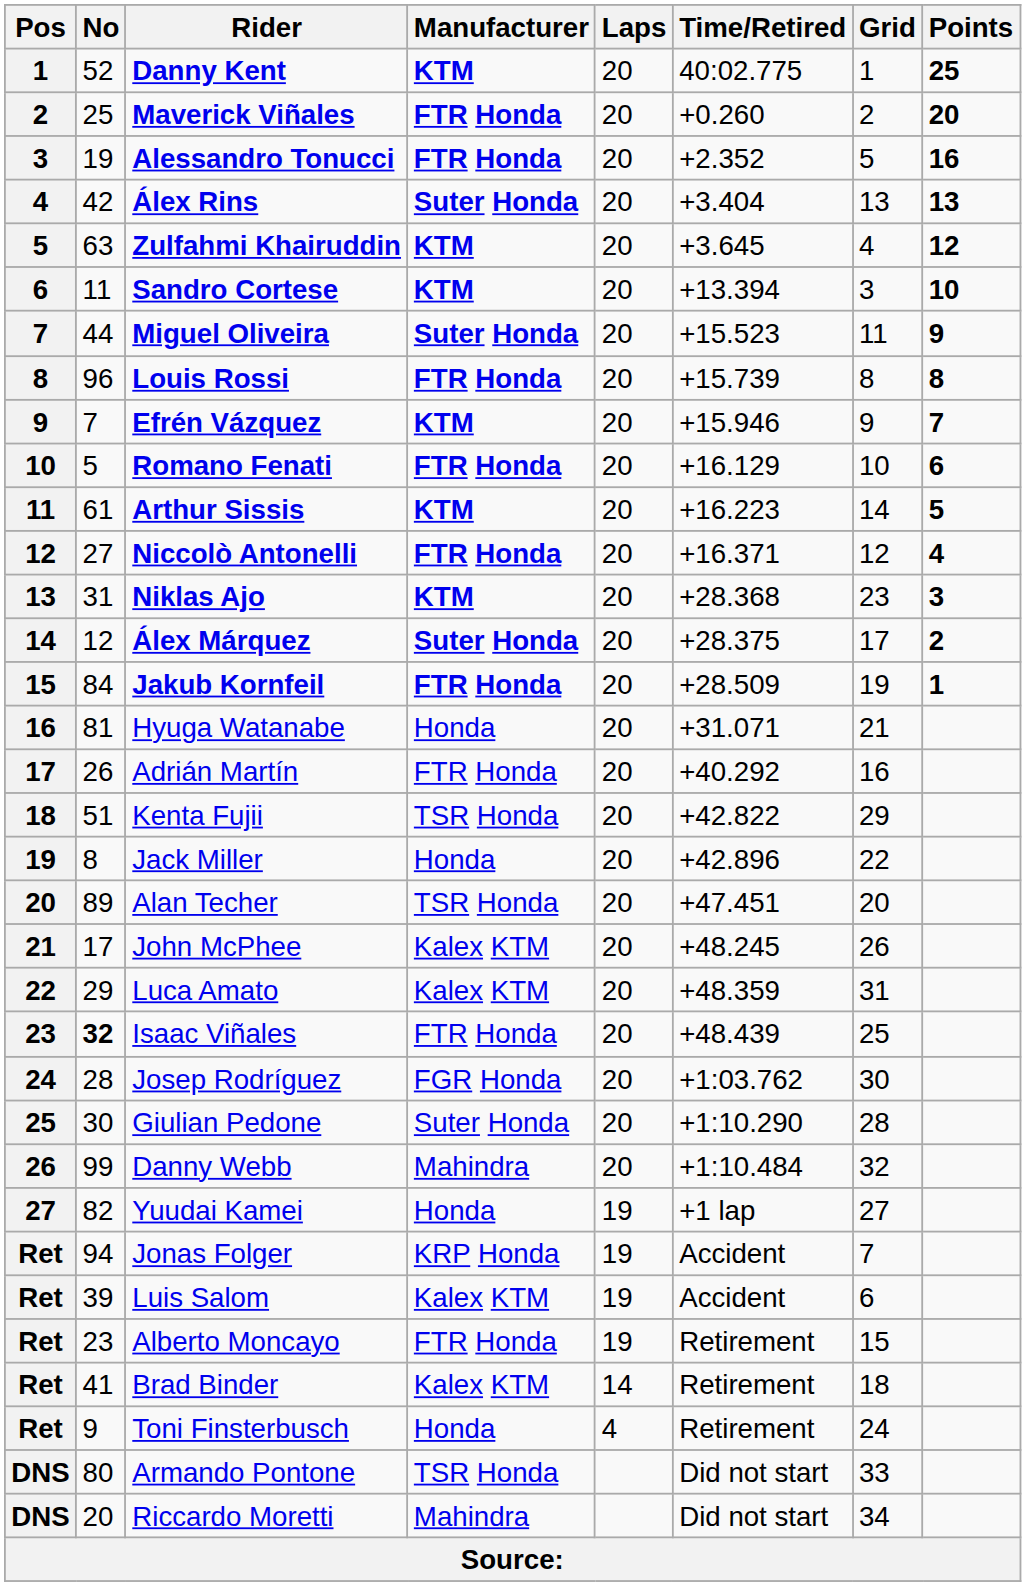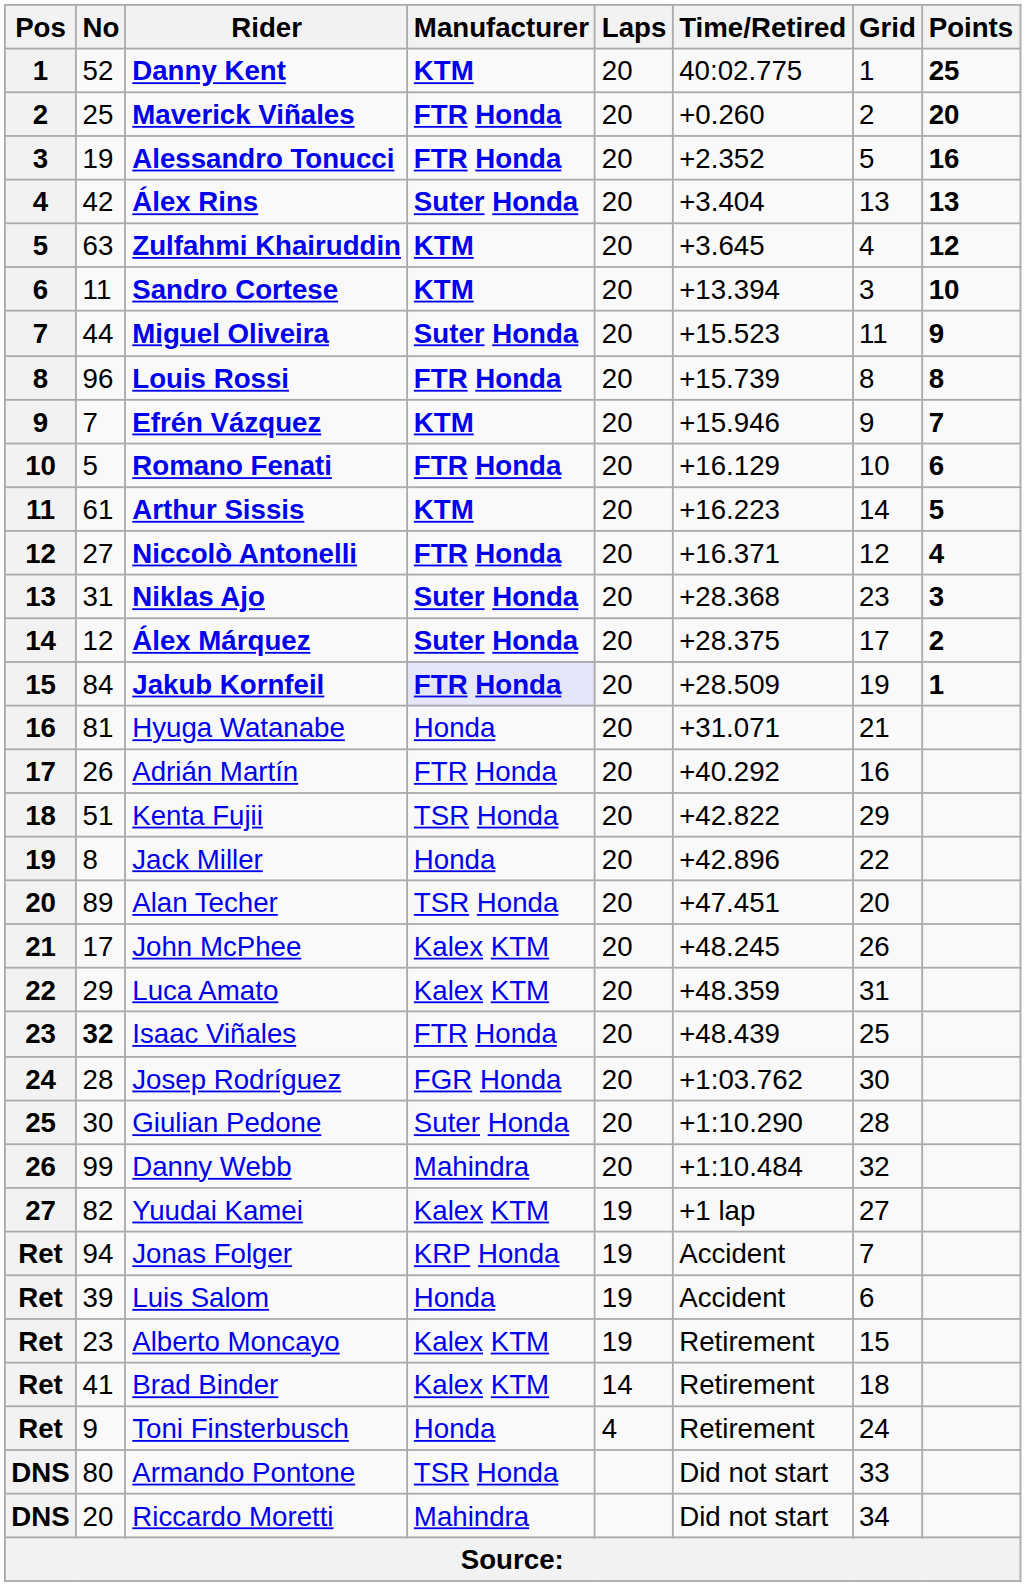(444, 596) KTM -> (496, 596) Suter Honda
(488, 684) no background -> (488, 684) lavender background
(455, 1209) Honda -> (481, 1209) Kalex KTM
(481, 1297) Kalex KTM -> (455, 1297) Honda
(485, 1341) FTR Honda -> (481, 1341) Kalex KTM
